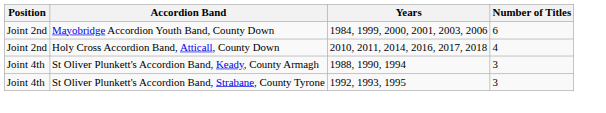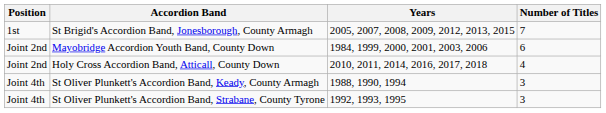+ row: (182, 30)
